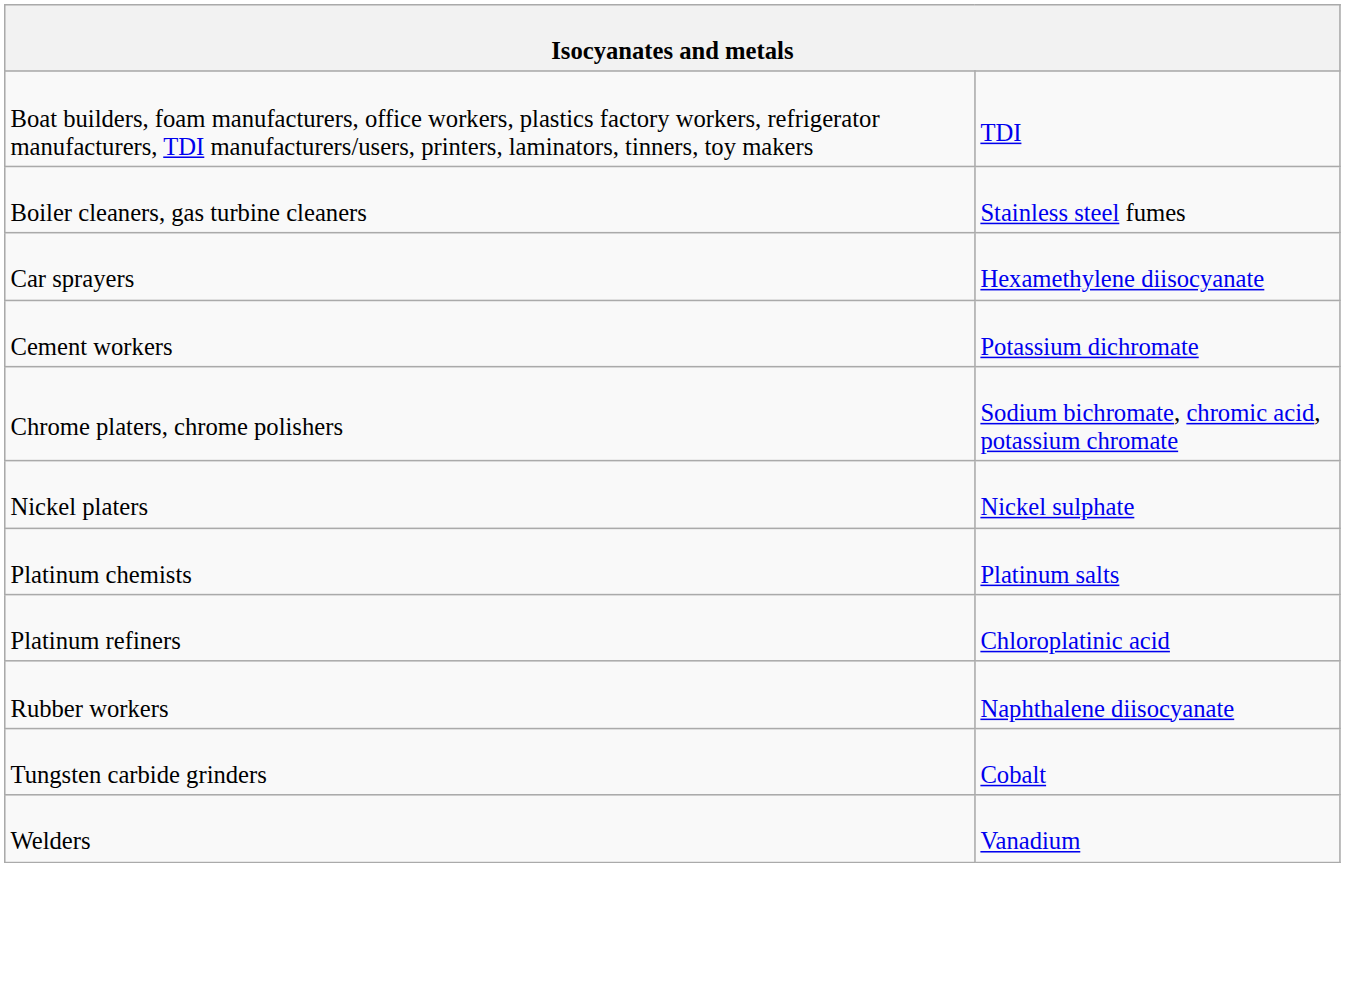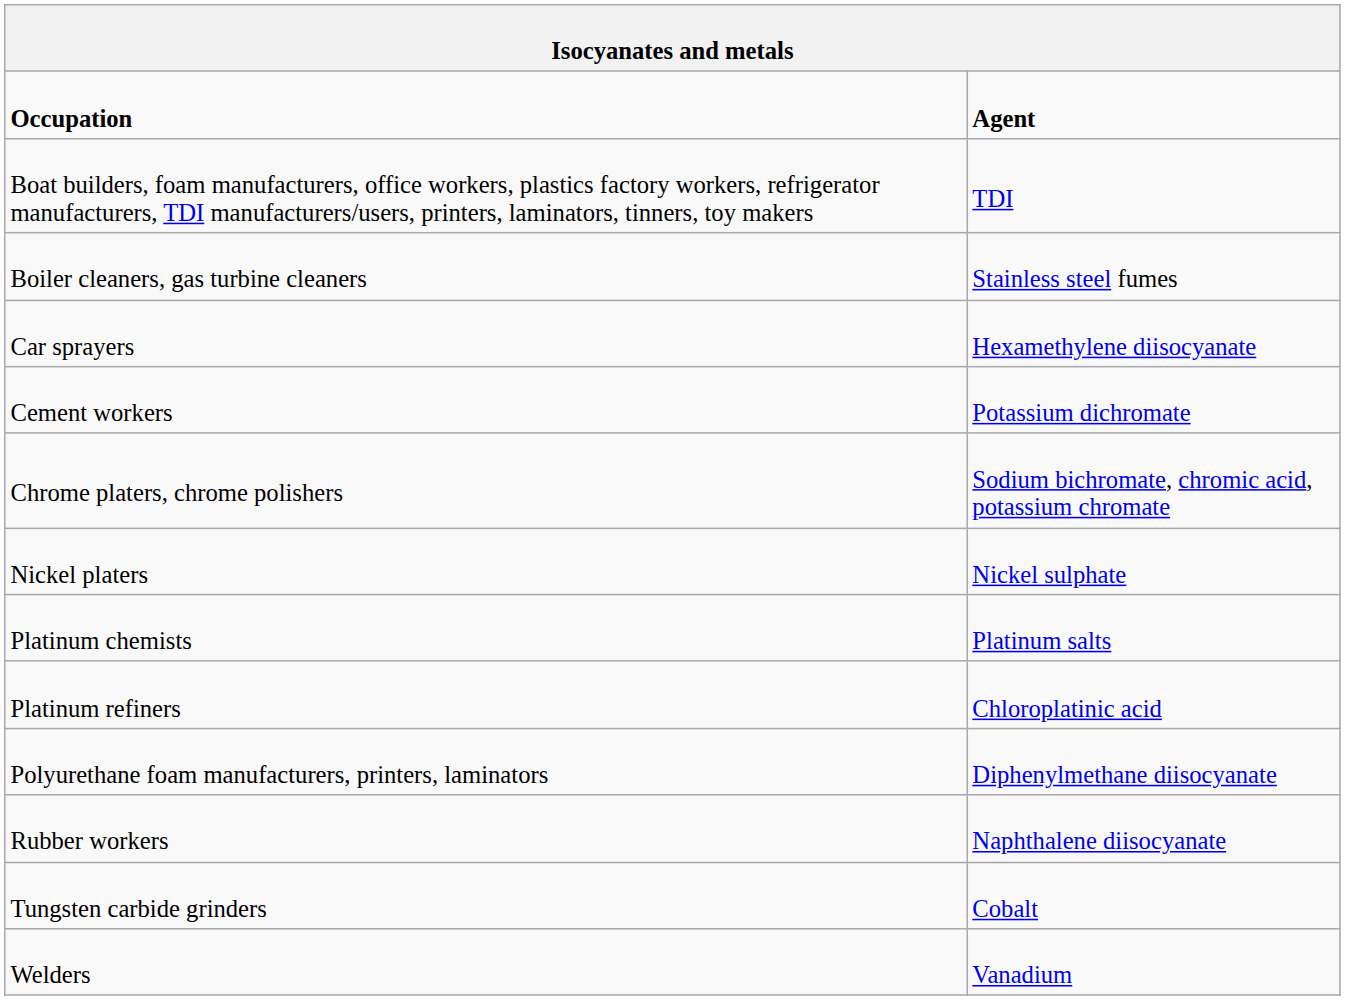+ row: (71, 118)
+ row: (279, 775)
